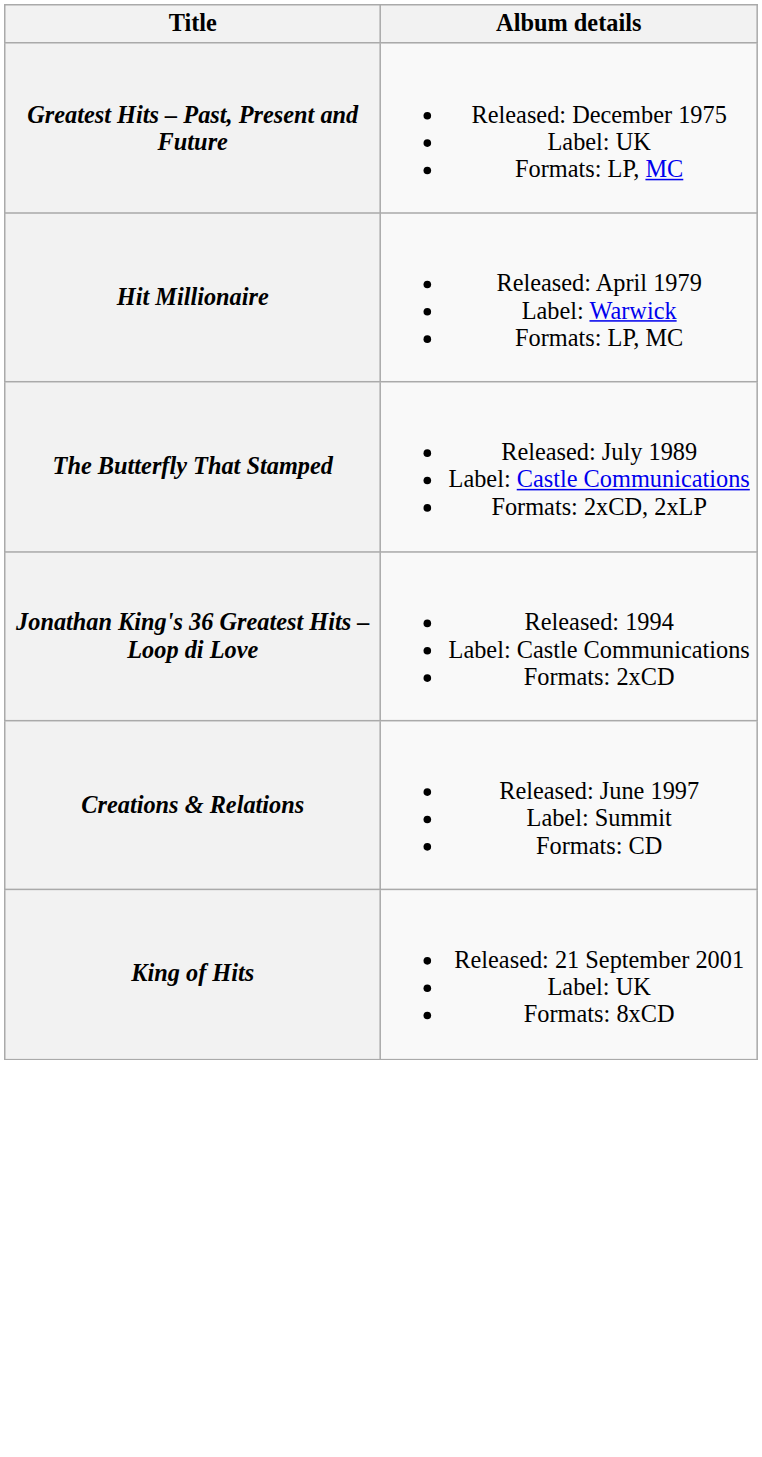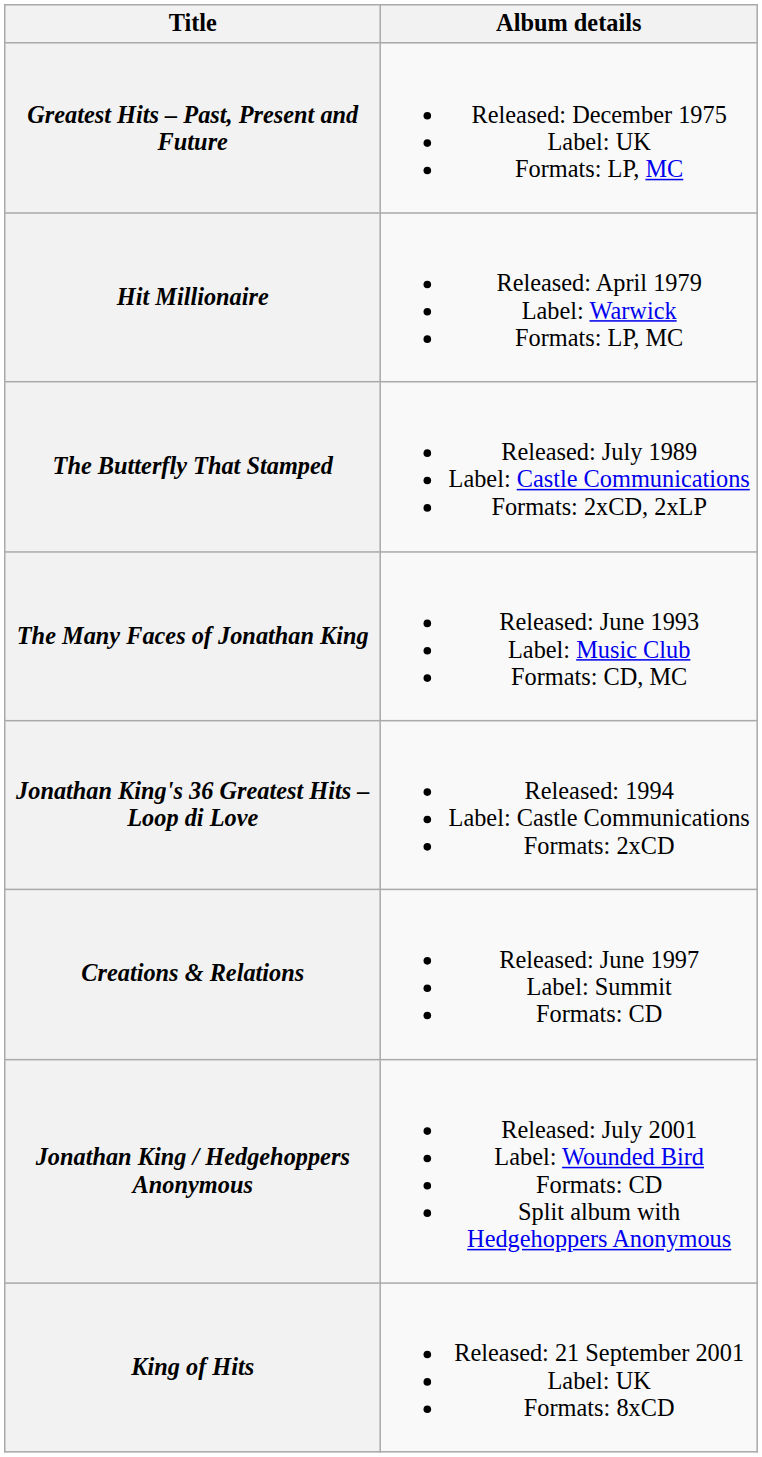+ row: (193, 635)
+ row: (193, 1170)
